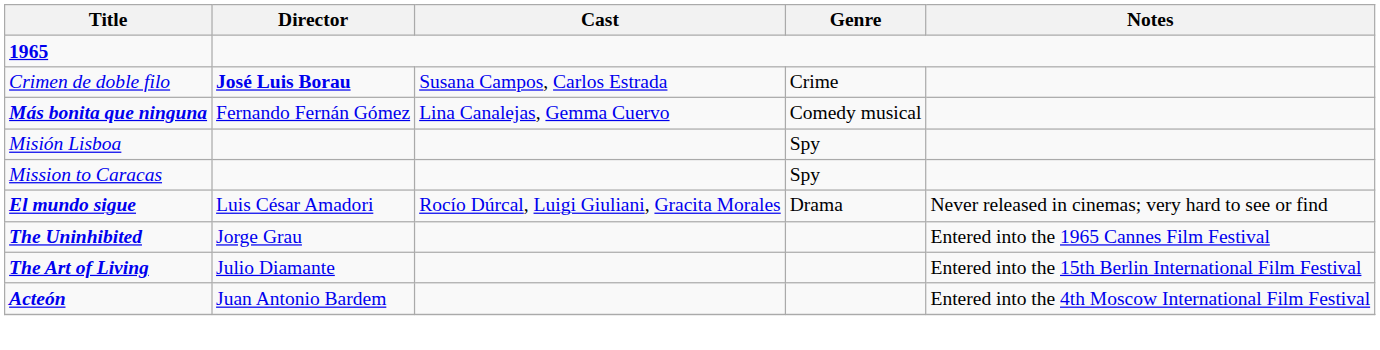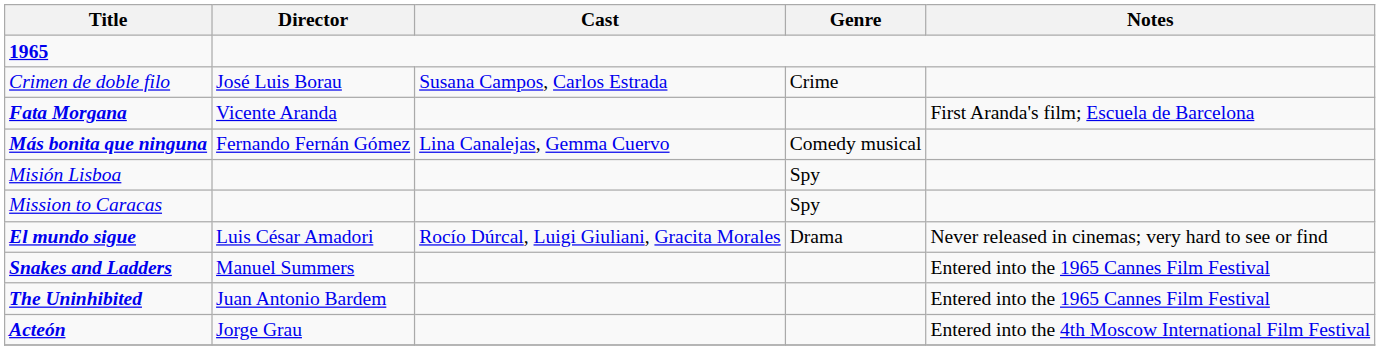(283, 81) bold -> (279, 81) normal
+ row: (68, 112)
+ row: (90, 267)
(259, 236) Jorge Grau -> (301, 298) Juan Antonio Bardem
- row: (79, 267)
(301, 298) Juan Antonio Bardem -> (259, 329) Jorge Grau
